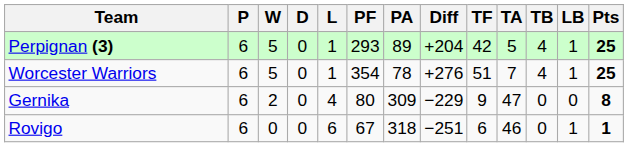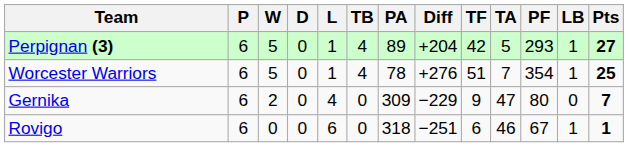columns swapped: (365, 18) <-> (542, 18)
(606, 45) 25 -> (606, 45) 27
(606, 100) 8 -> (606, 100) 7
